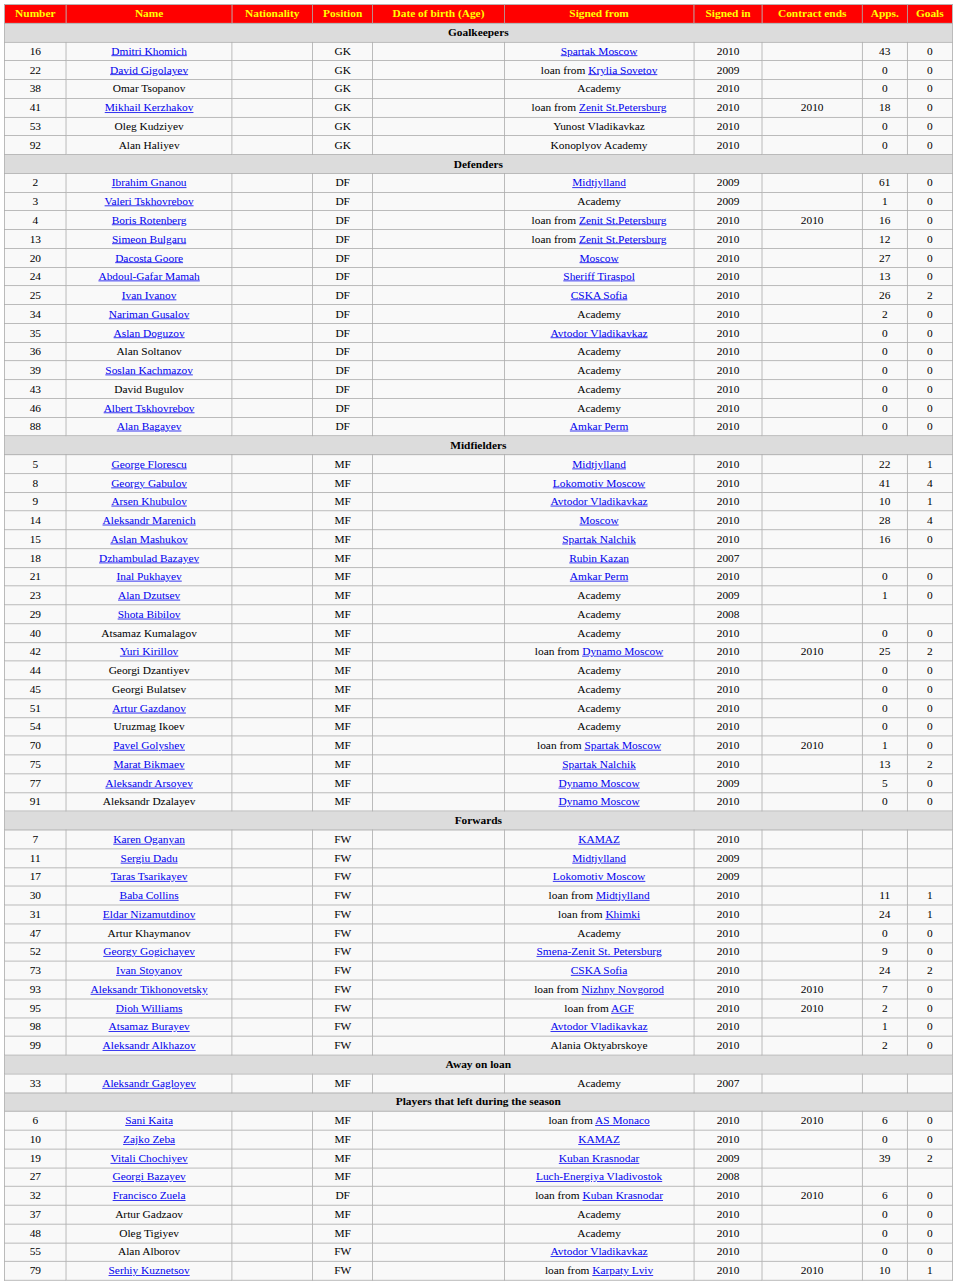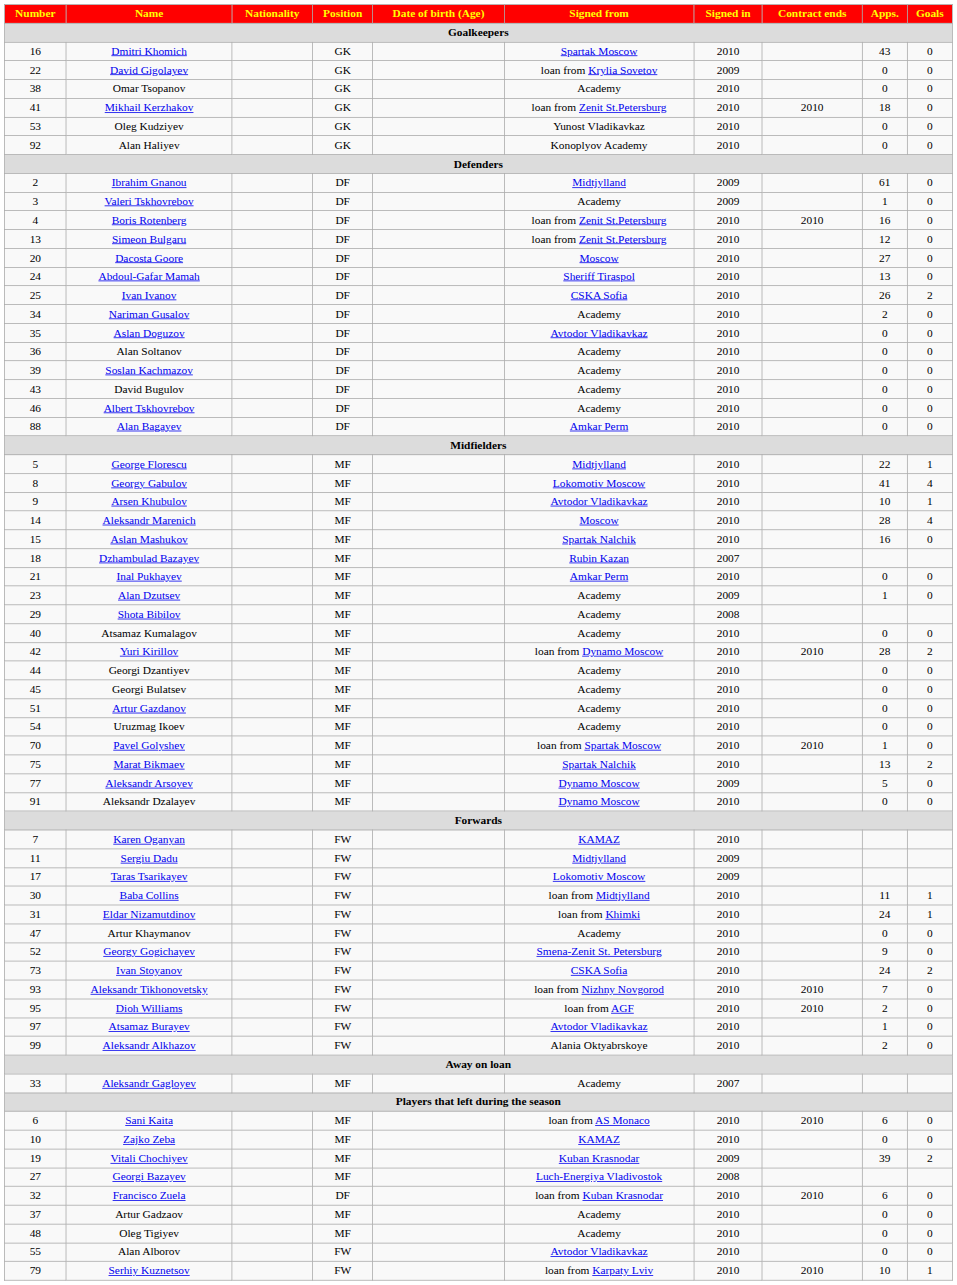(885, 652) 25 -> (885, 652) 28
(35, 1027) 98 -> (35, 1027) 97
